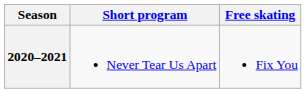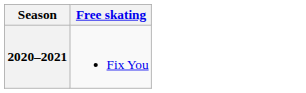- column: (145, 15)
